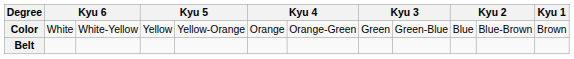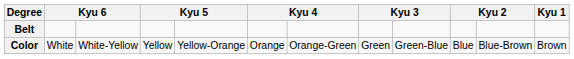rows swapped: (24, 29) <-> (24, 45)
